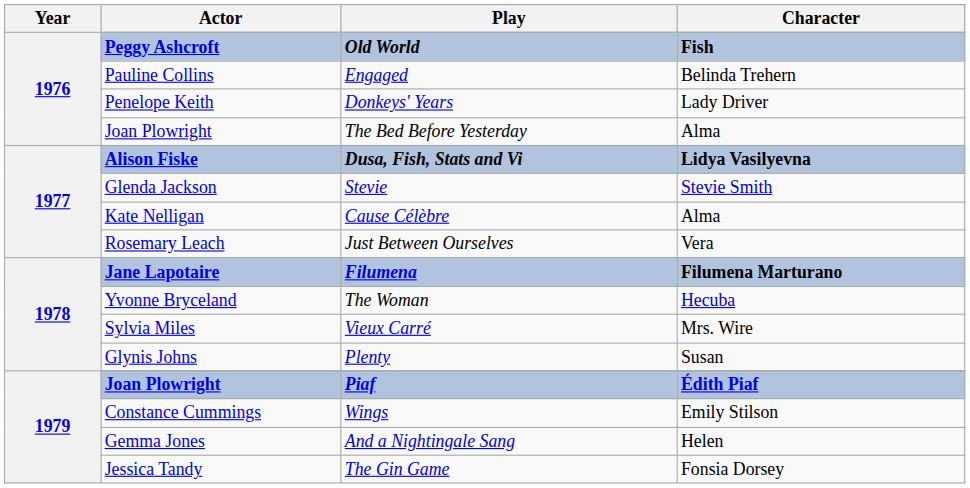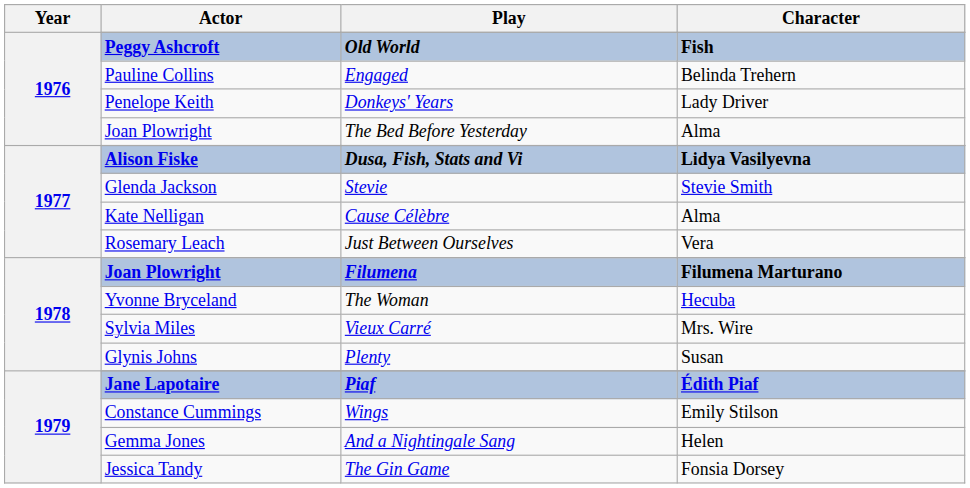(162, 272) Jane Lapotaire -> (163, 272) Joan Plowright
(163, 384) Joan Plowright -> (162, 384) Jane Lapotaire
